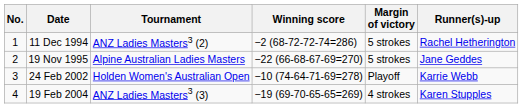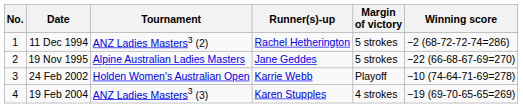columns swapped: (309, 19) <-> (468, 19)
